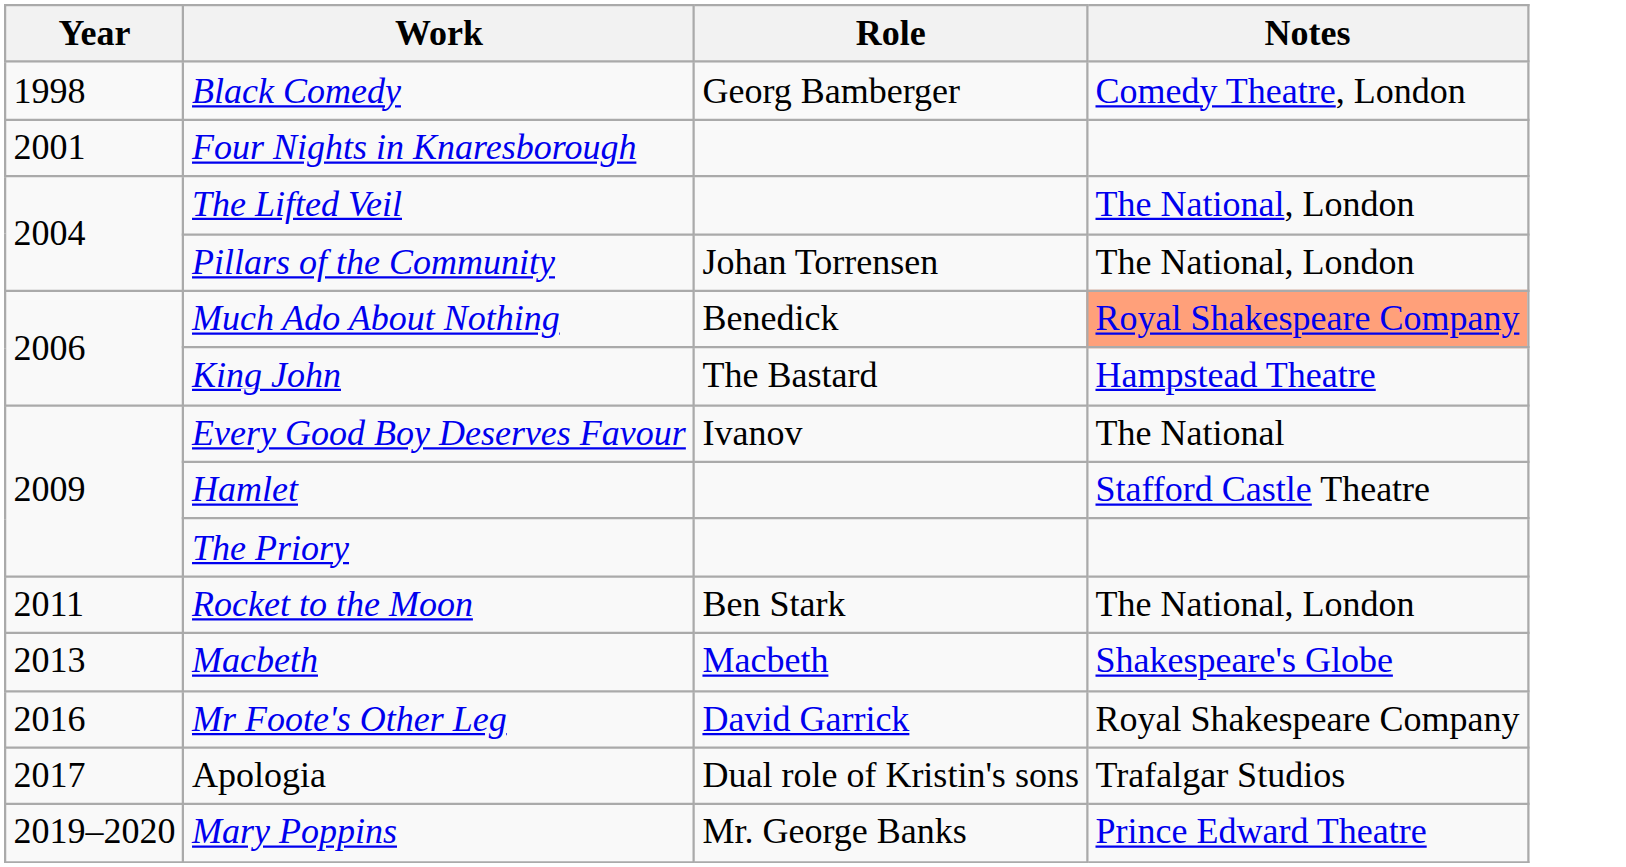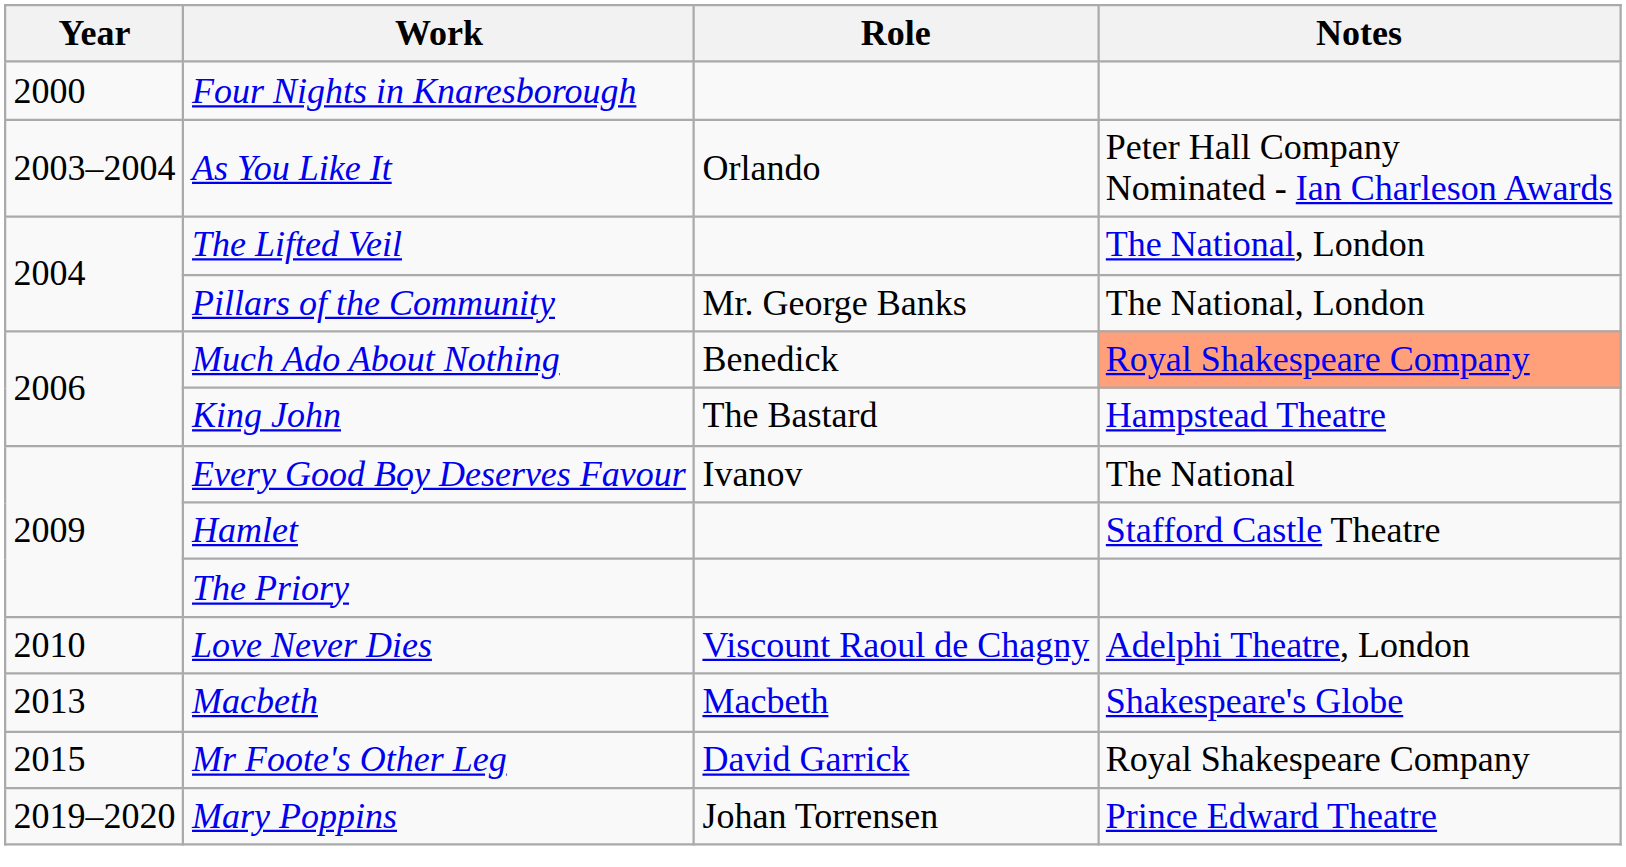- row: (296, 90)
(49, 147) 2001 -> (49, 90) 2000
+ row: (292, 167)
(820, 261) Johan Torrensen -> (835, 301) Mr. George Banks
+ row: (312, 644)
- row: (332, 603)
(49, 718) 2016 -> (49, 758) 2015
- row: (259, 775)
(835, 832) Mr. George Banks -> (820, 815) Johan Torrensen
